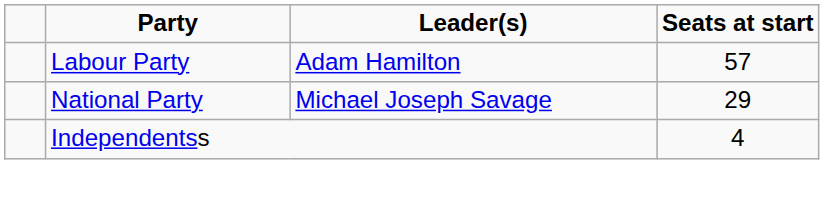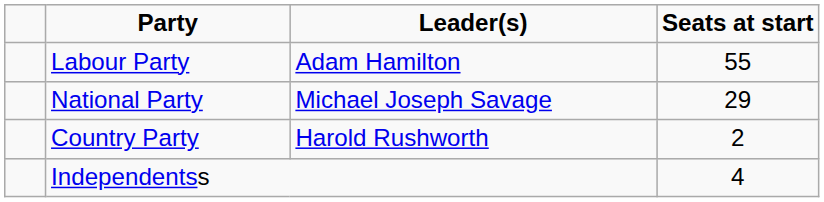(738, 61) 57 -> (738, 61) 55
+ row: (125, 138)
